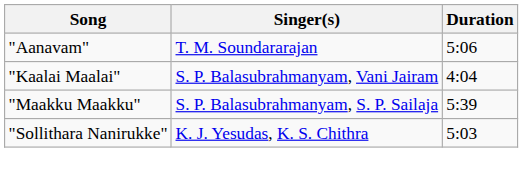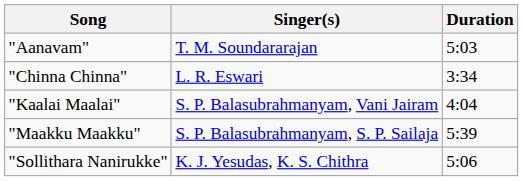(462, 47) 5:06 -> (462, 47) 5:03
+ row: (68, 76)
(462, 133) 5:03 -> (462, 161) 5:06
